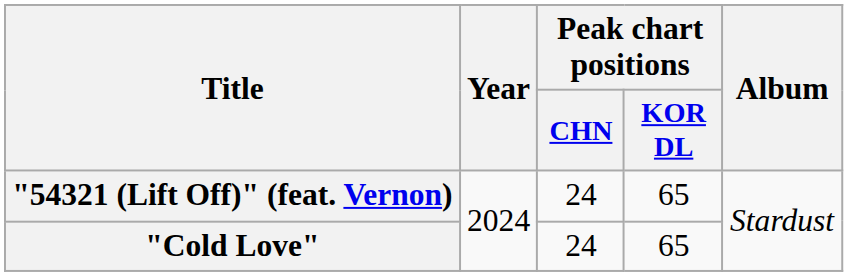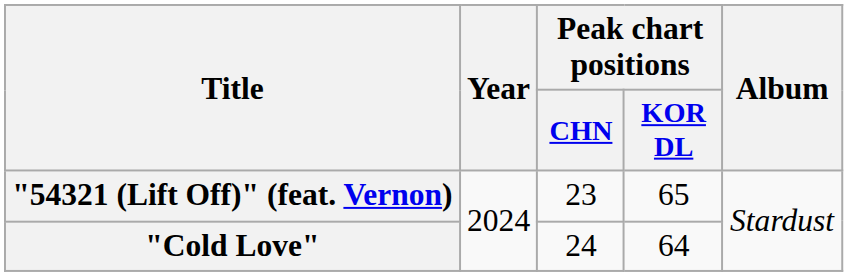(581, 195) 24 -> (581, 195) 23
(674, 245) 65 -> (674, 245) 64
